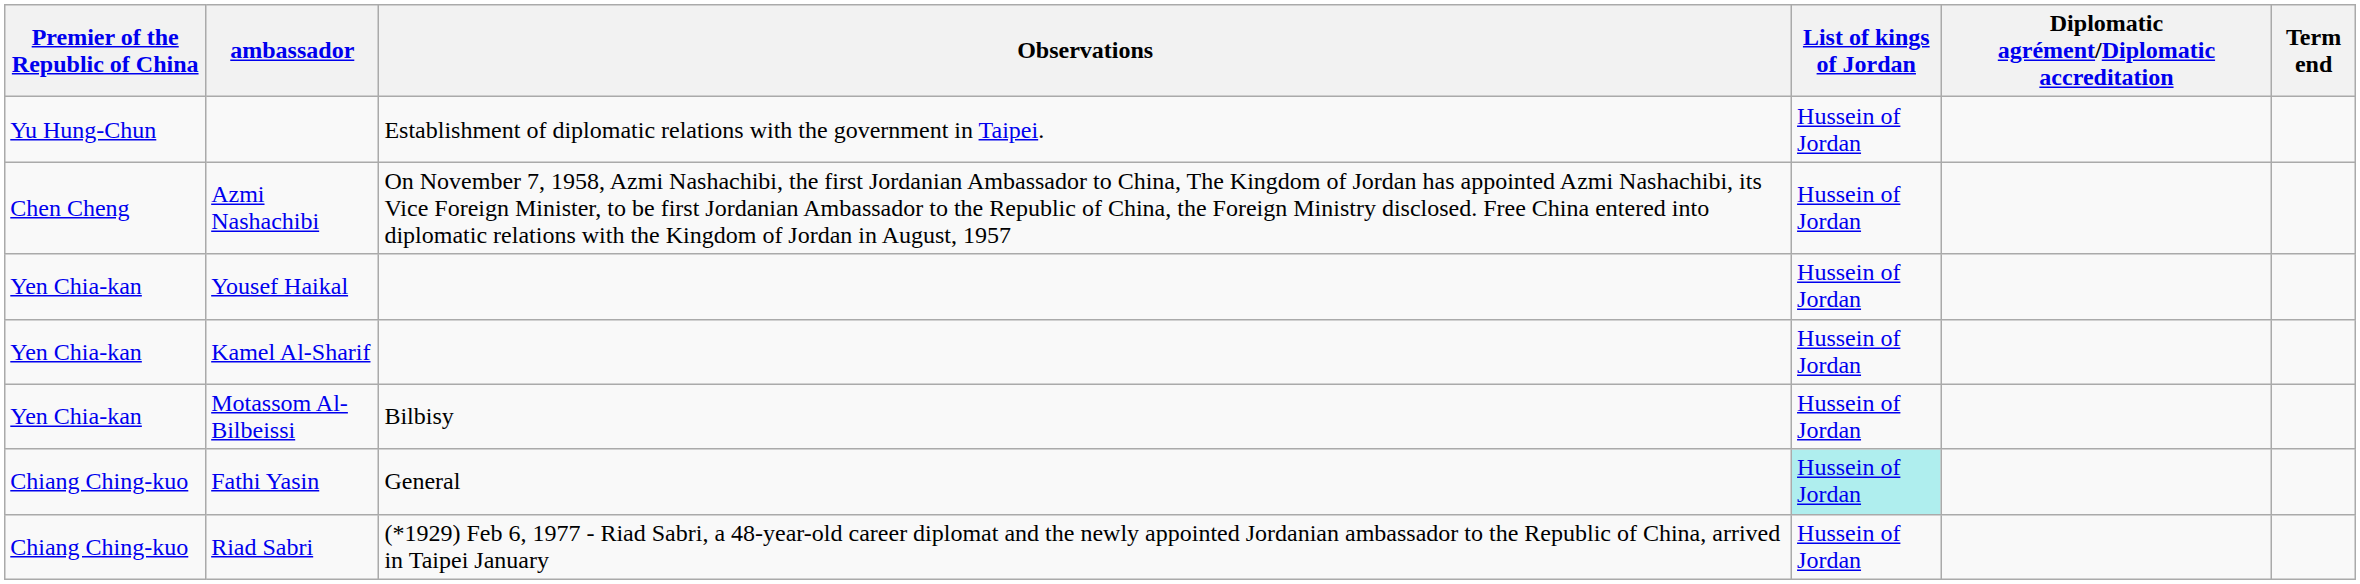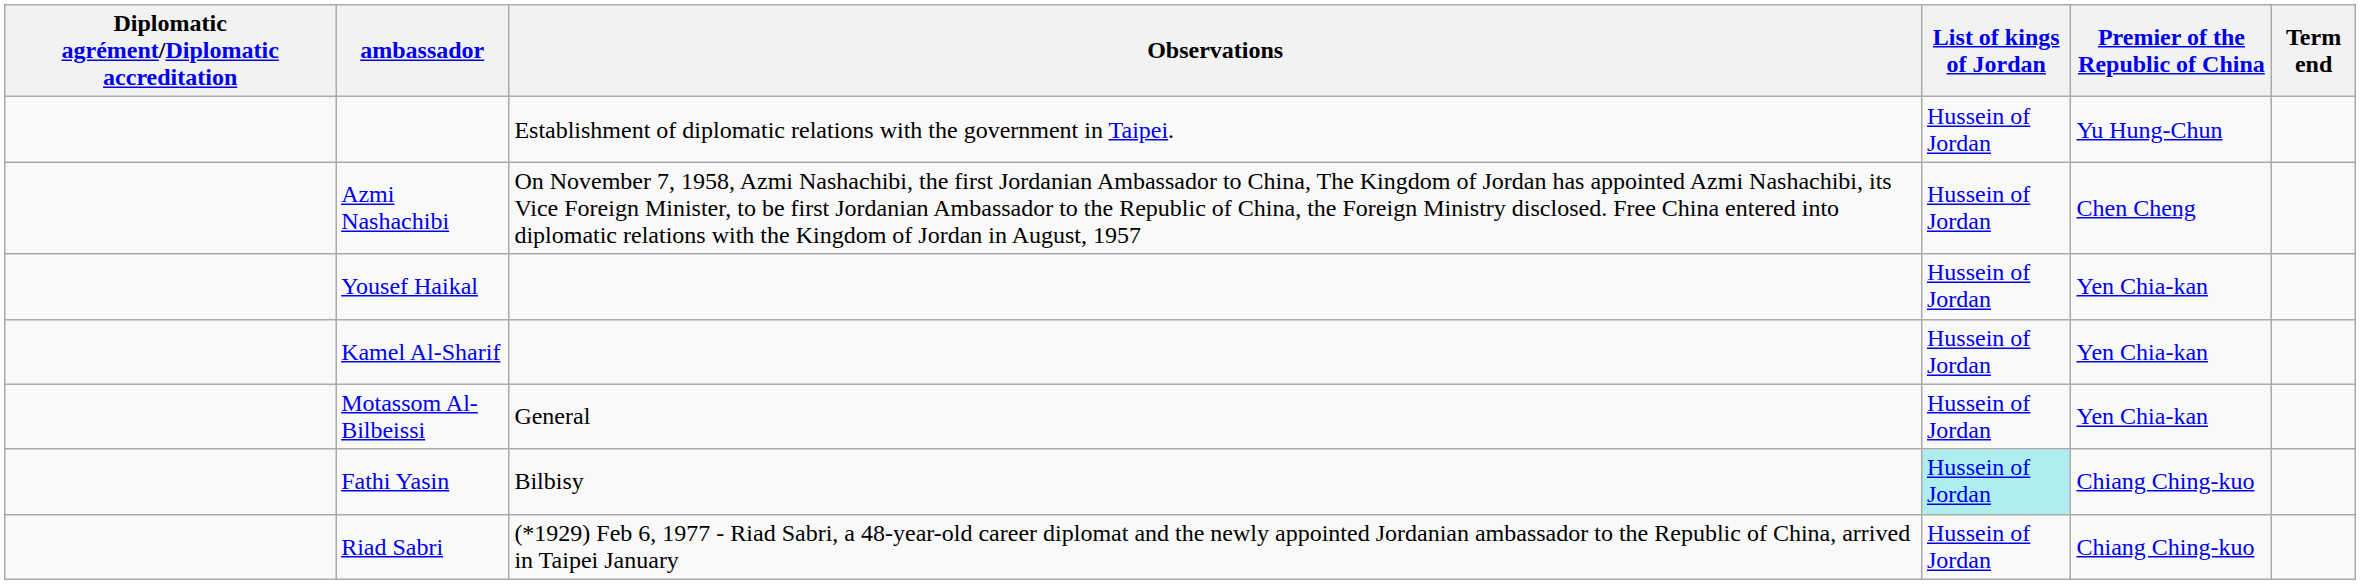columns swapped: (2106, 50) <-> (105, 50)
(419, 416) Bilbisy -> (552, 416) General
(422, 481) General -> (549, 481) Bilbisy
